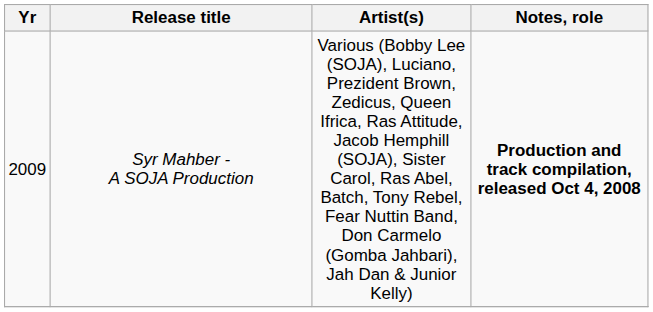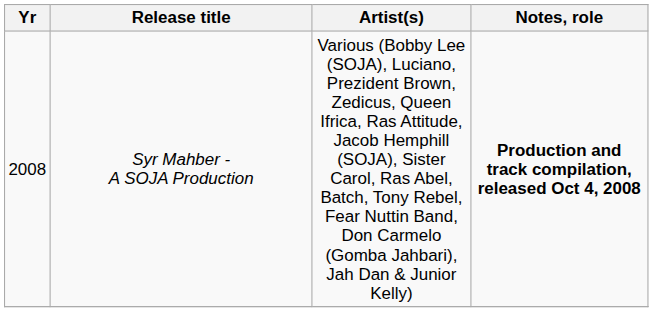(27, 168) 2009 -> (27, 168) 2008
